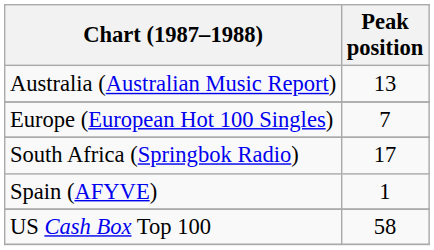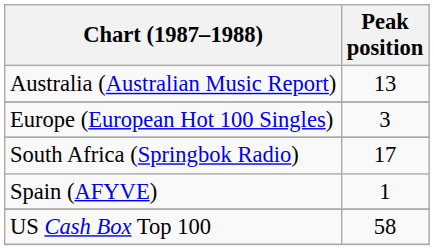(385, 119) 7 -> (385, 119) 3
